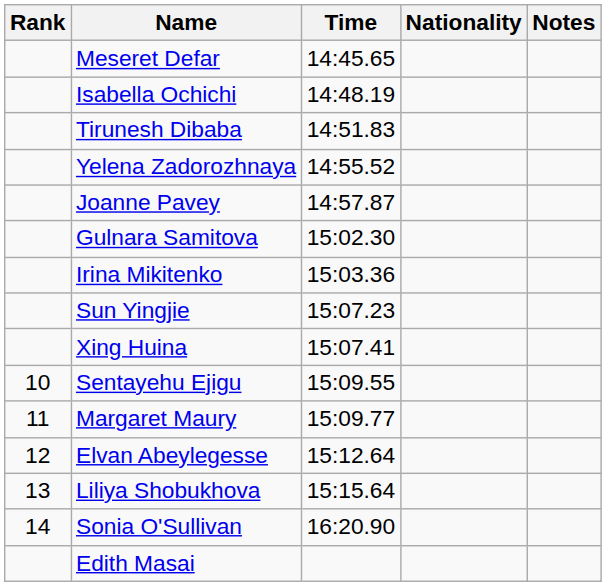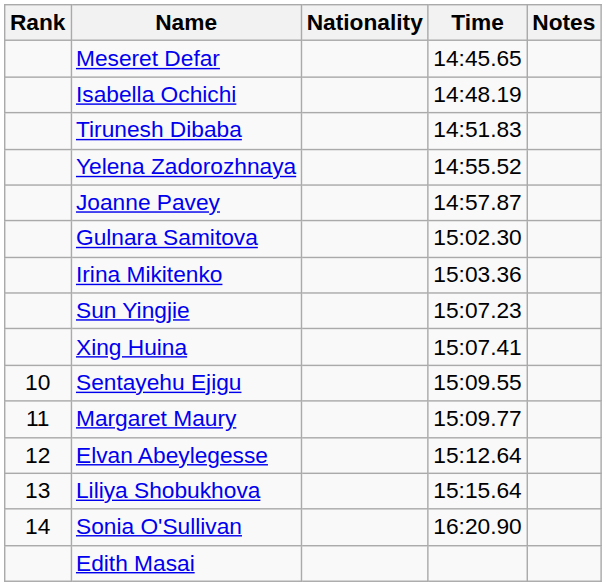columns swapped: (464, 22) <-> (351, 22)
